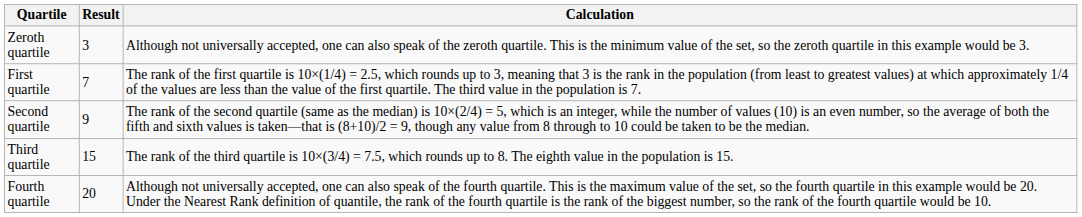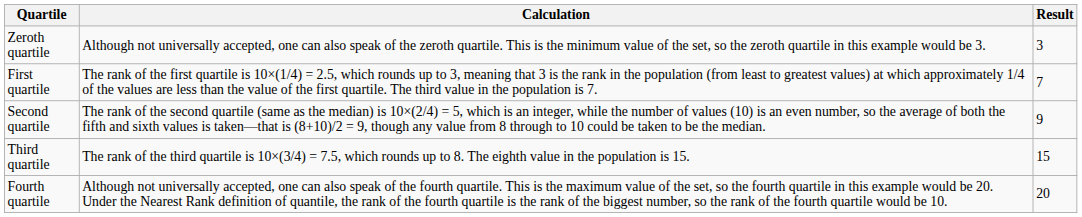columns swapped: (600, 15) <-> (101, 15)
